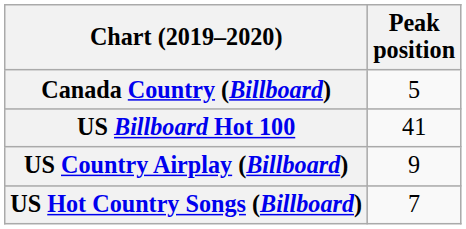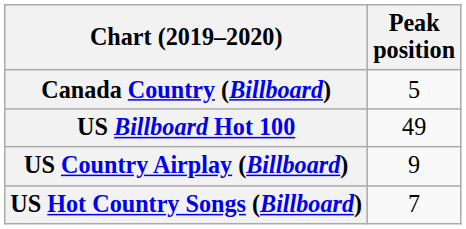(414, 127) 41 -> (414, 127) 49
